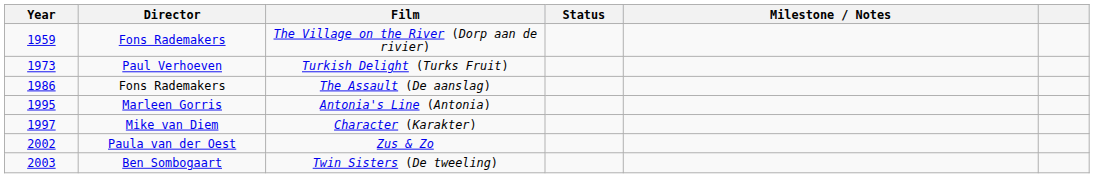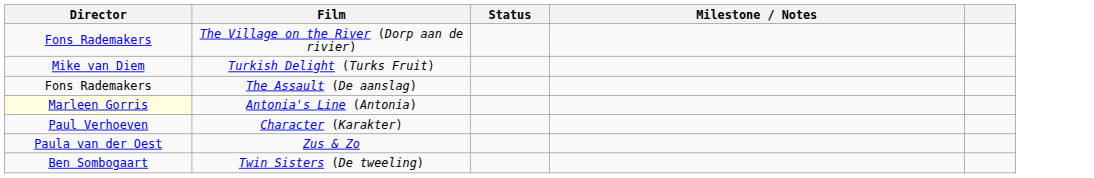- column: (41, 14)
(172, 66) Paul Verhoeven -> (98, 66) Mike van Diem
(172, 105) no background -> (98, 105) lightyellow background
(172, 124) Mike van Diem -> (98, 124) Paul Verhoeven
